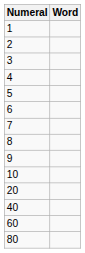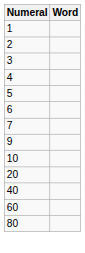- row: (10, 142)
